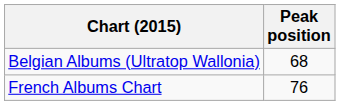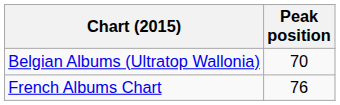(299, 61) 68 -> (299, 61) 70
